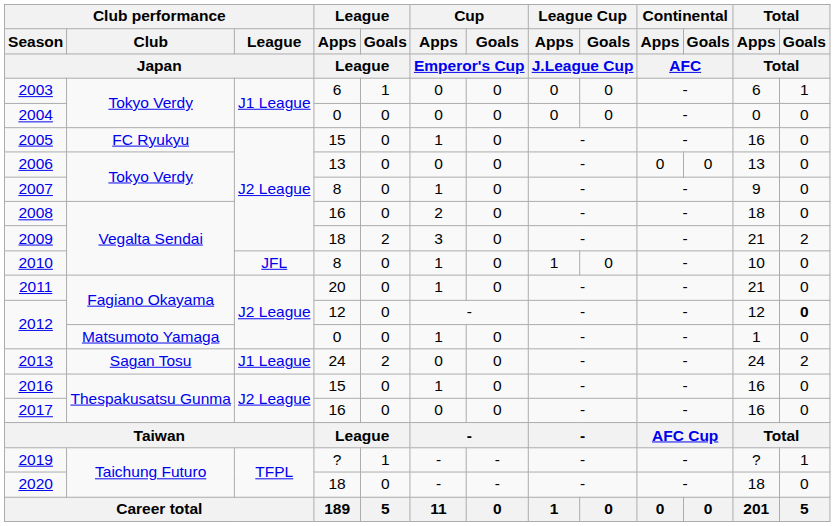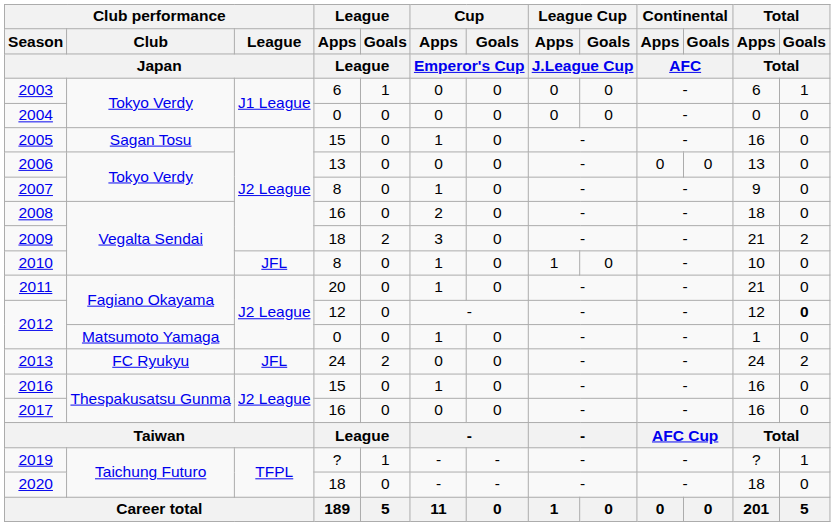(151, 139) FC Ryukyu -> (151, 139) Sagan Tosu
(151, 361) Sagan Tosu -> (151, 361) FC Ryukyu
(274, 361) J1 League -> (274, 361) JFL
